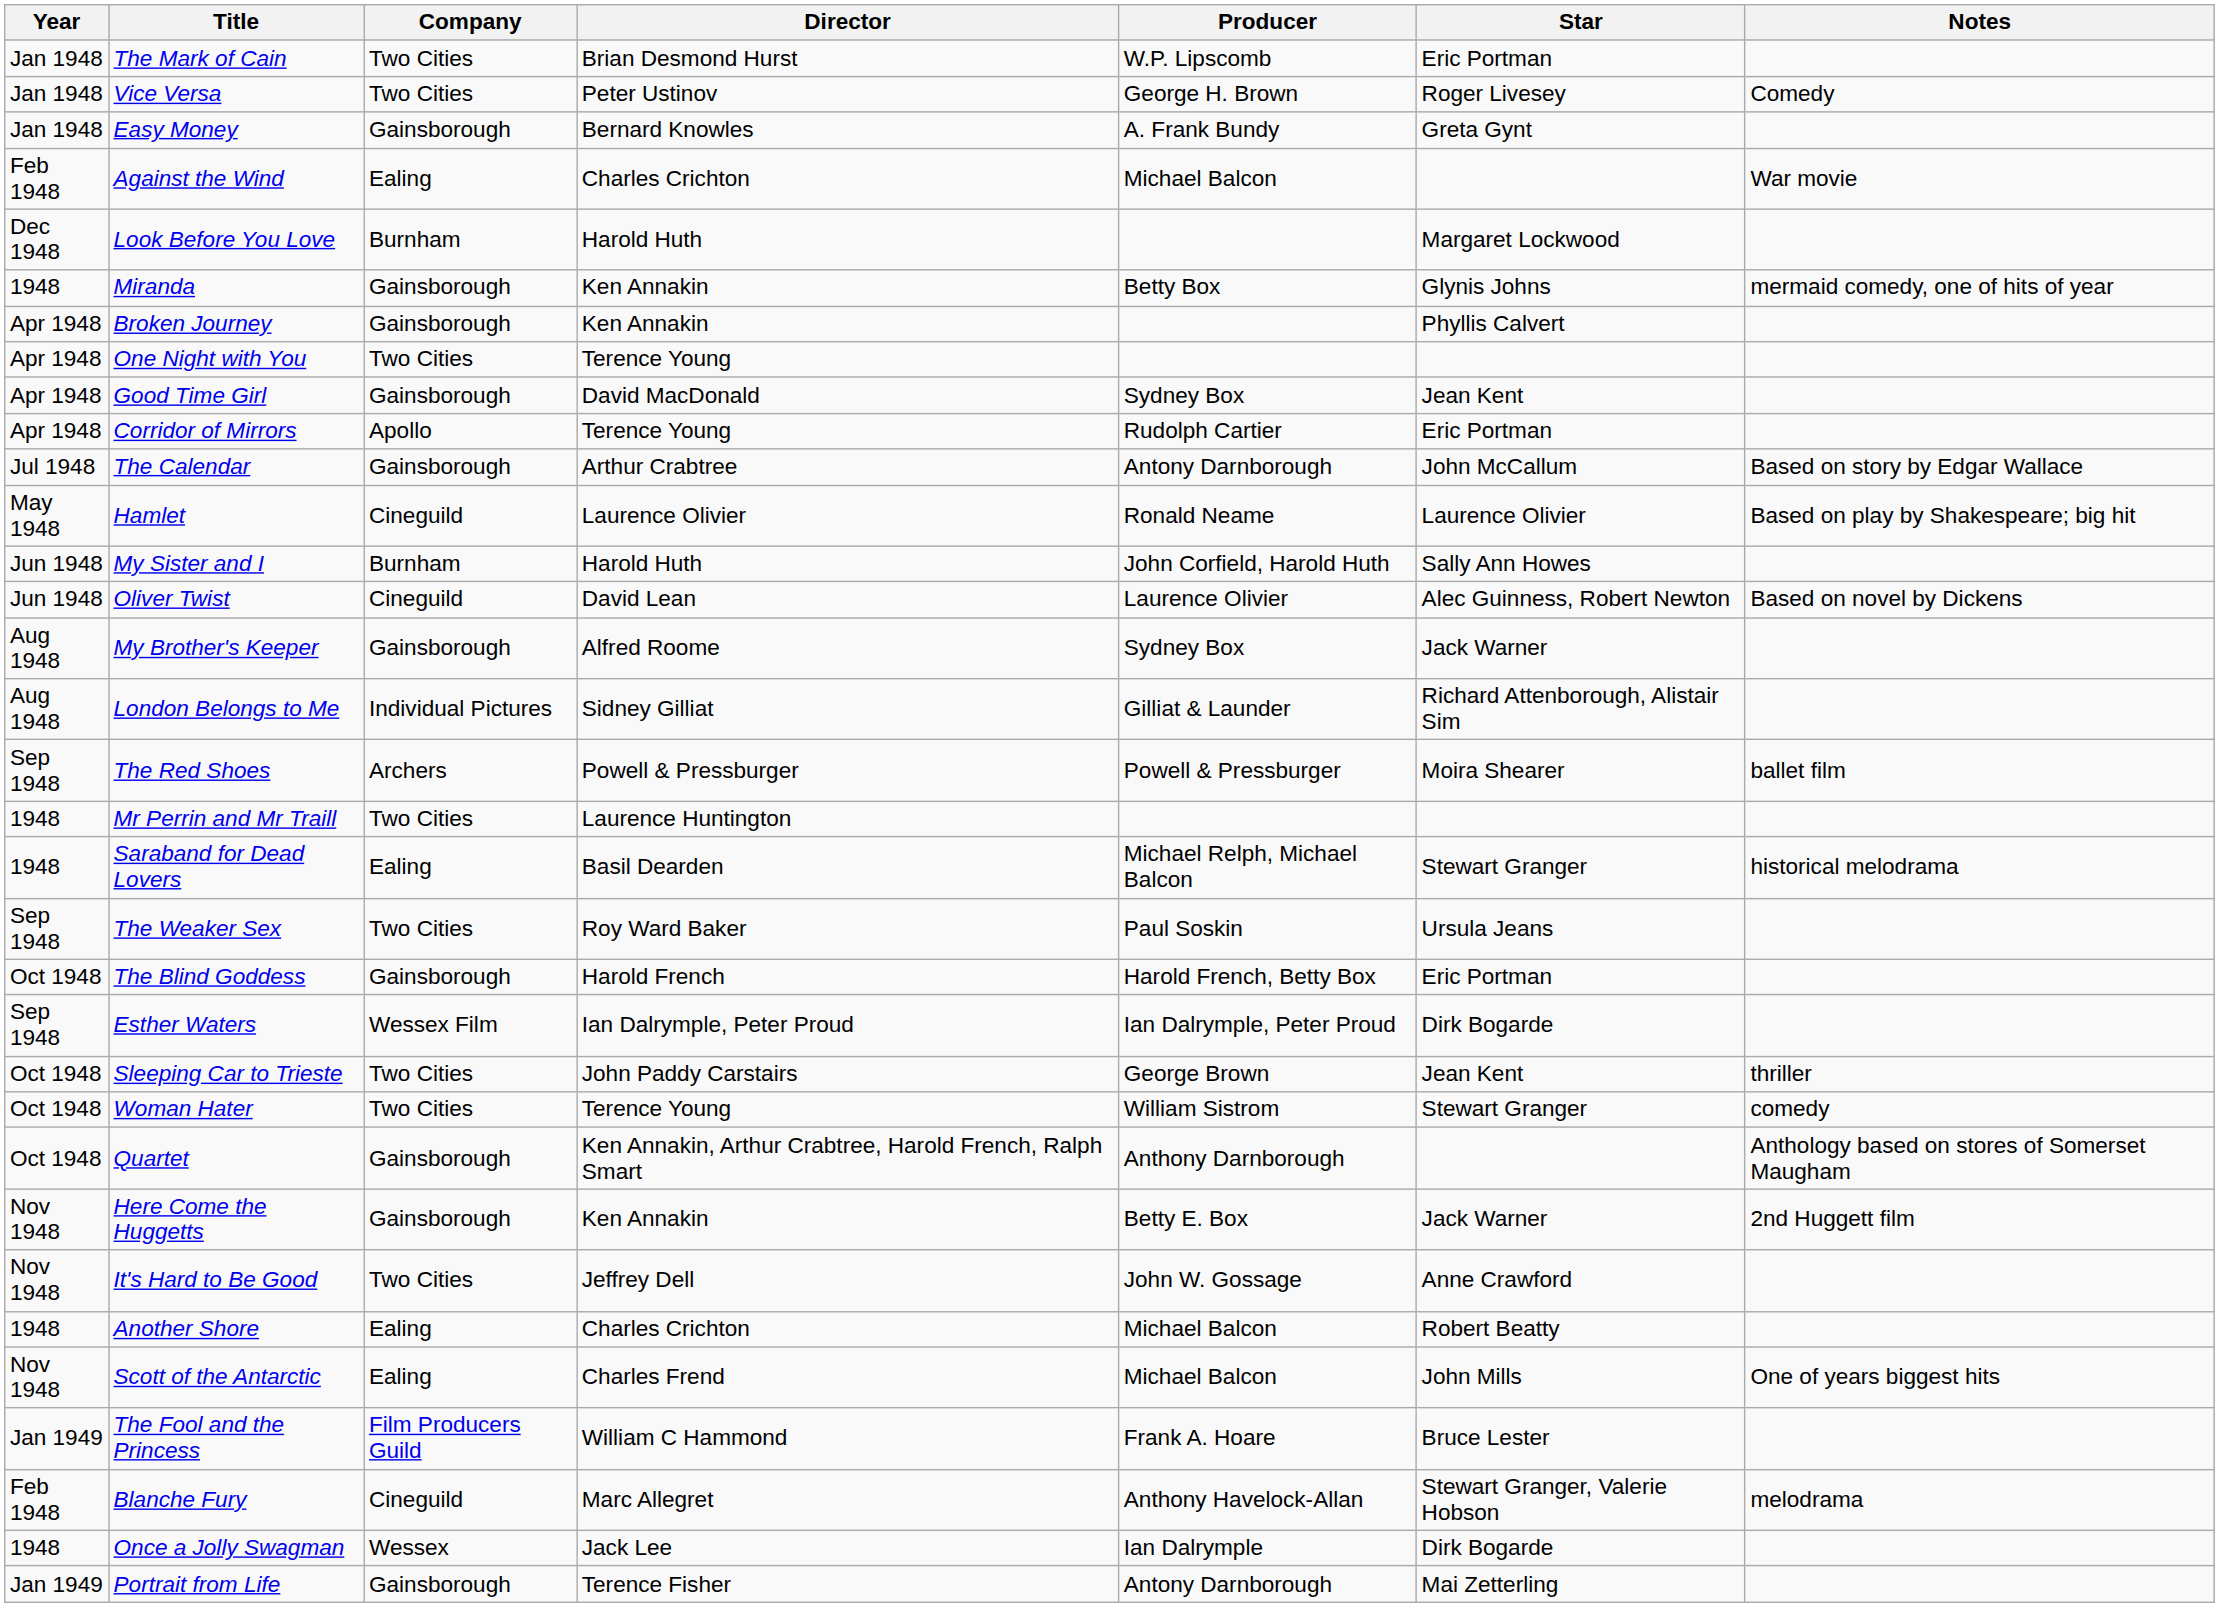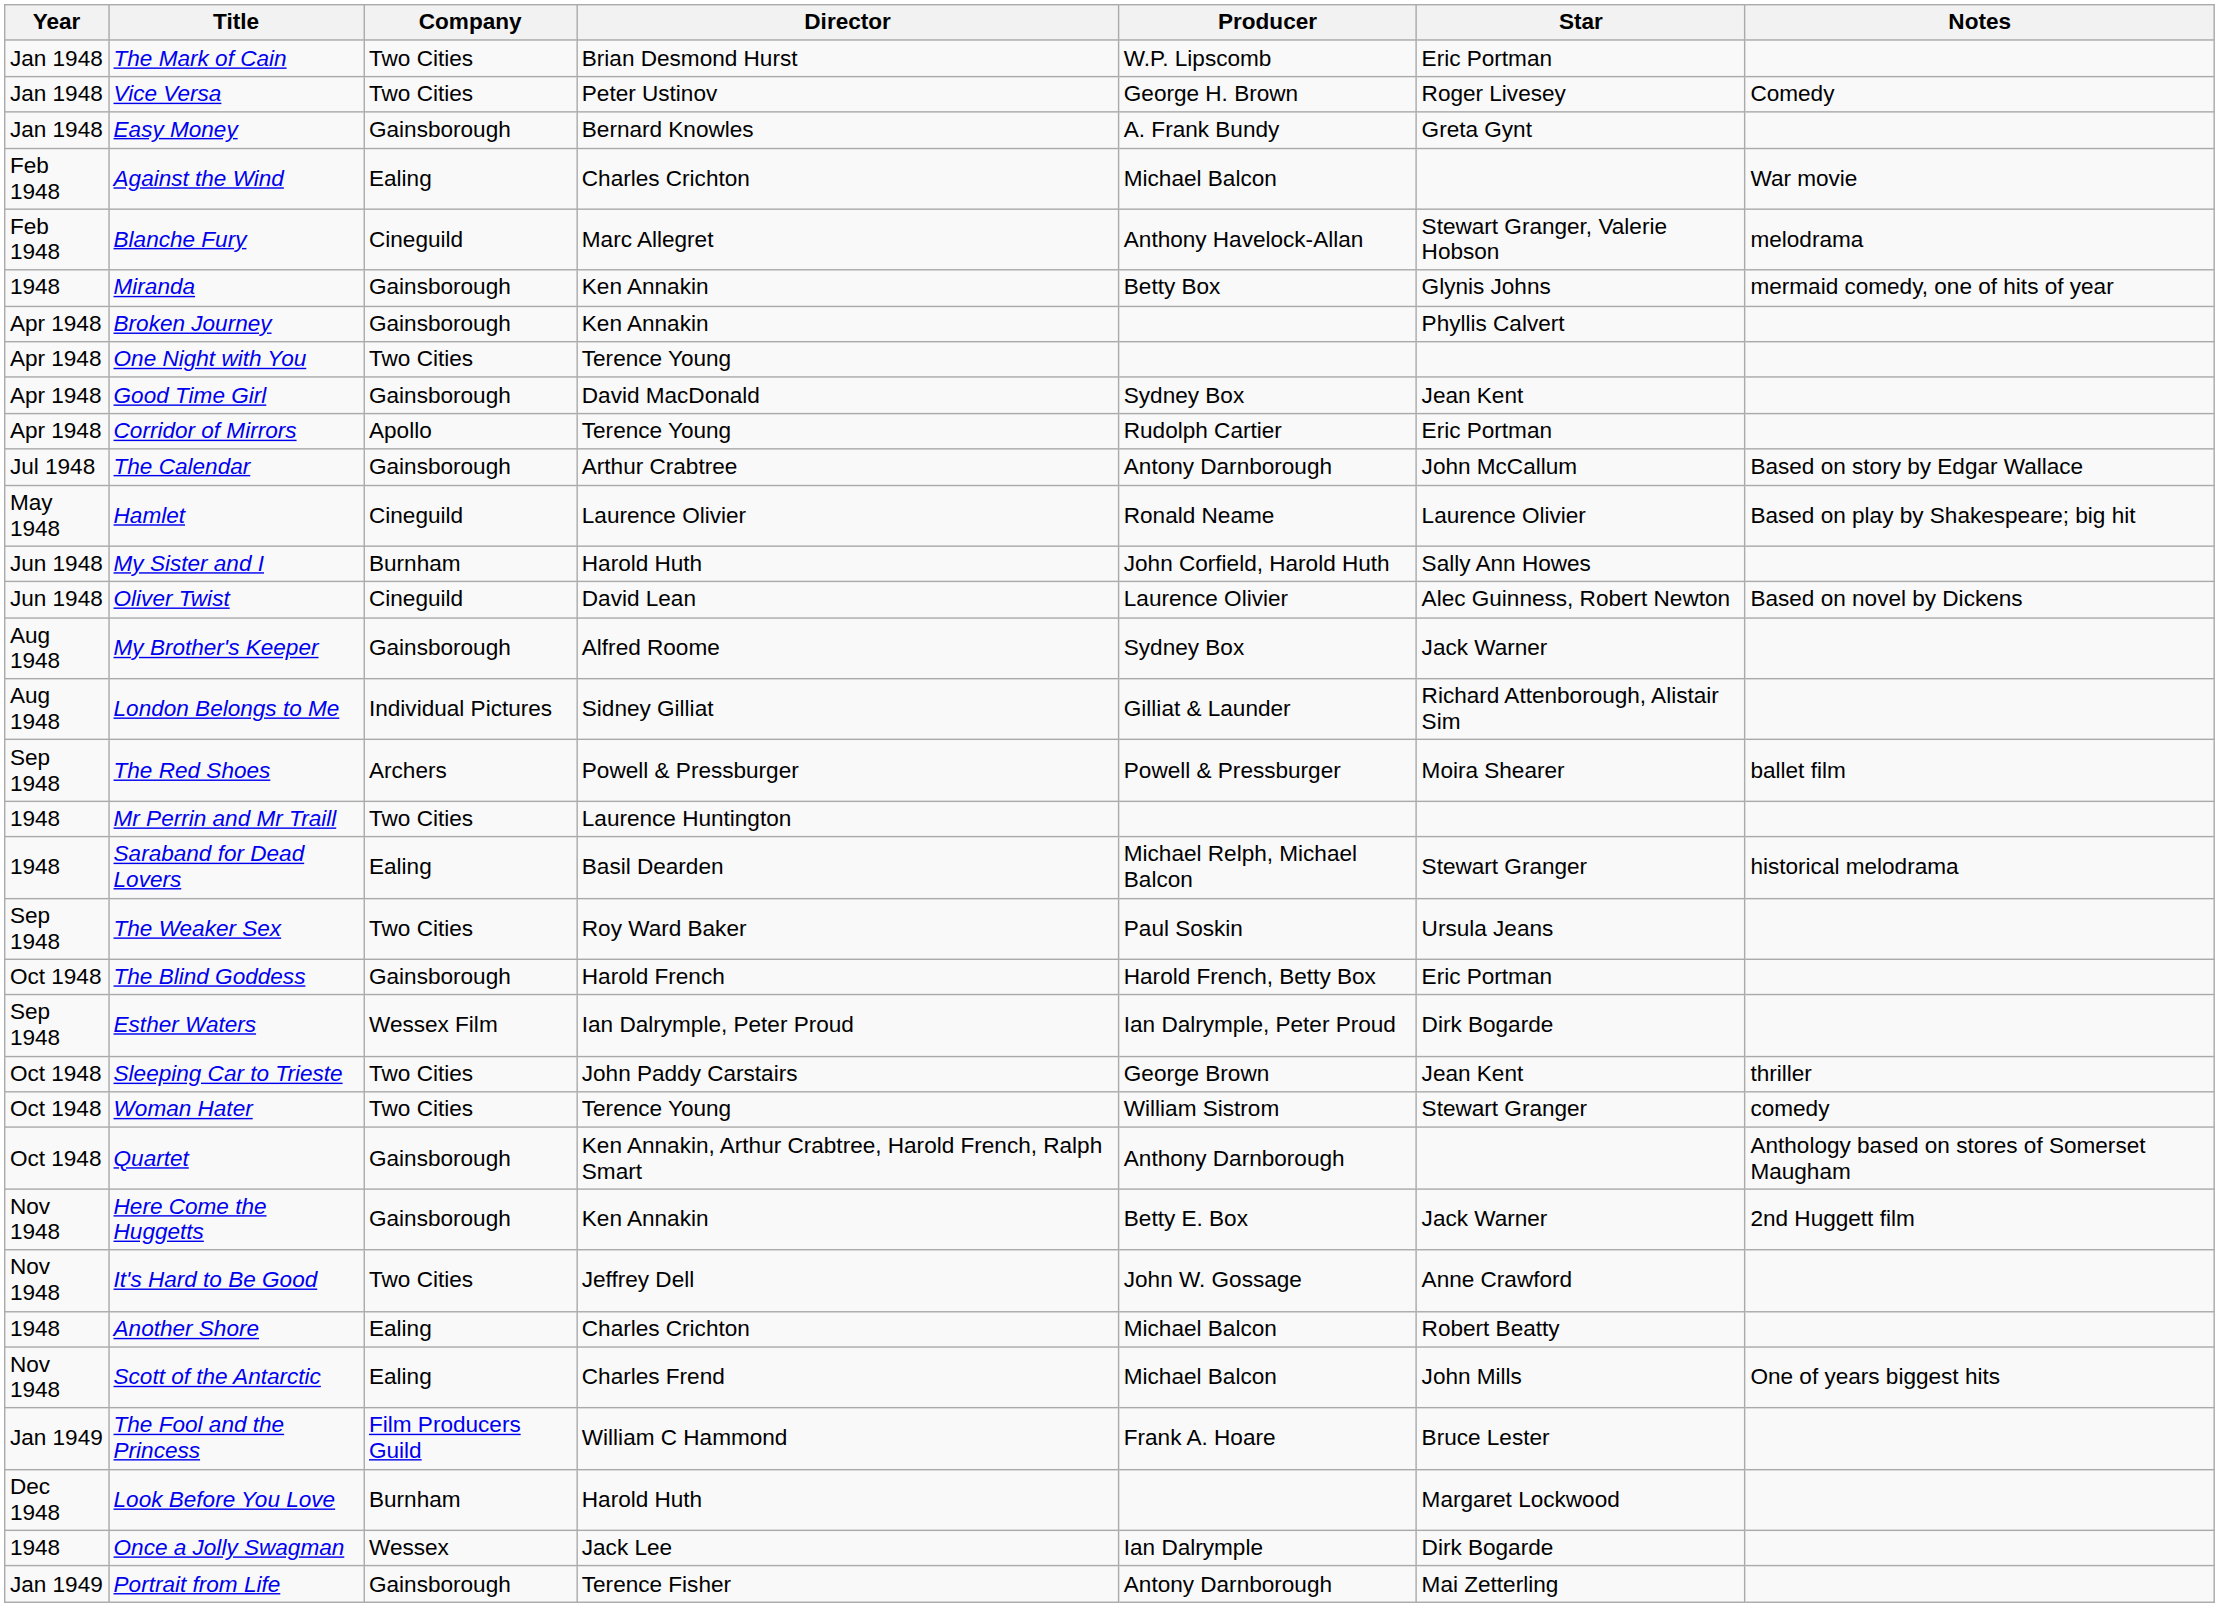rows swapped: (180, 1499) <-> (224, 239)
